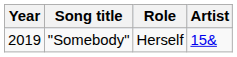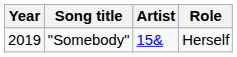columns swapped: (210, 16) <-> (160, 16)
